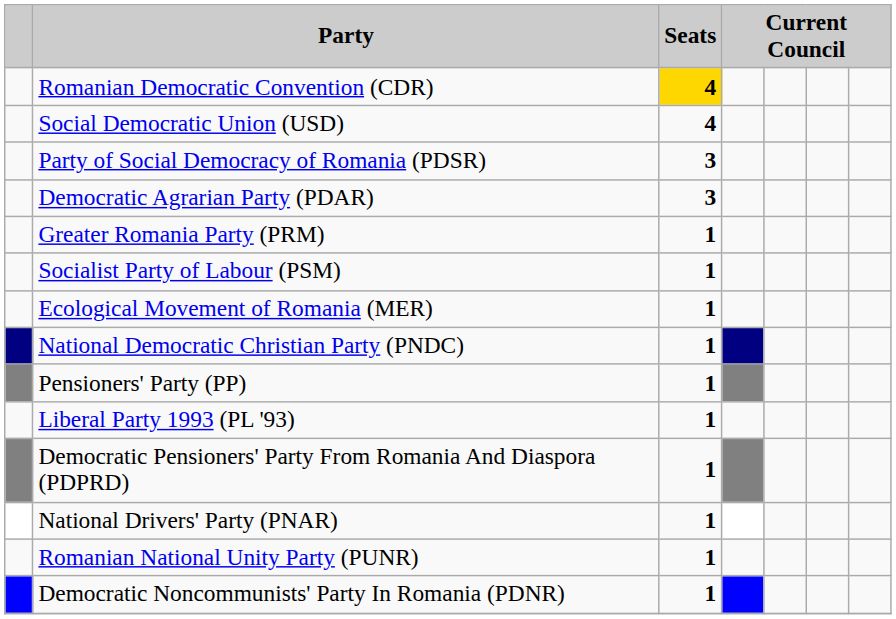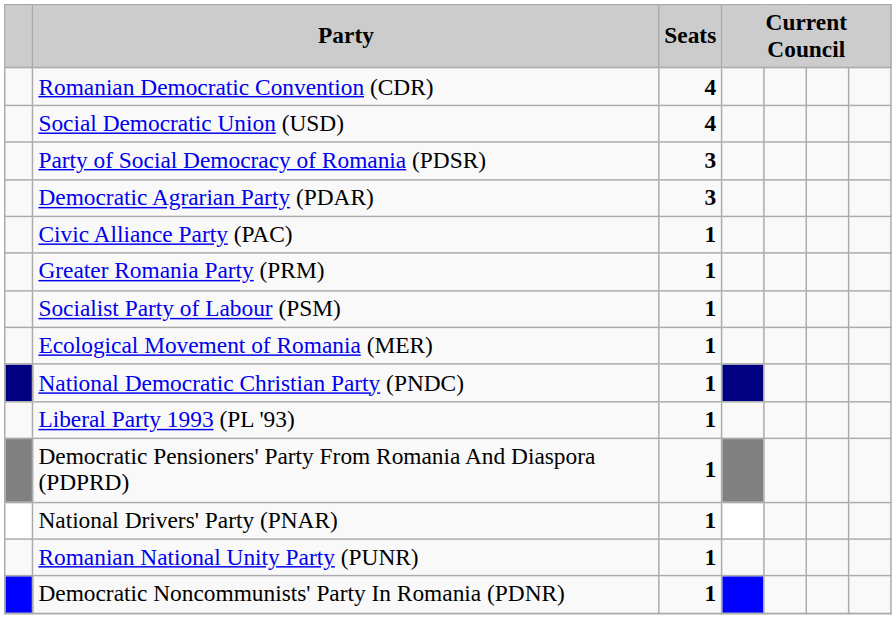(710, 86) gold background -> (710, 86) no background
+ row: (165, 234)
- row: (142, 382)
